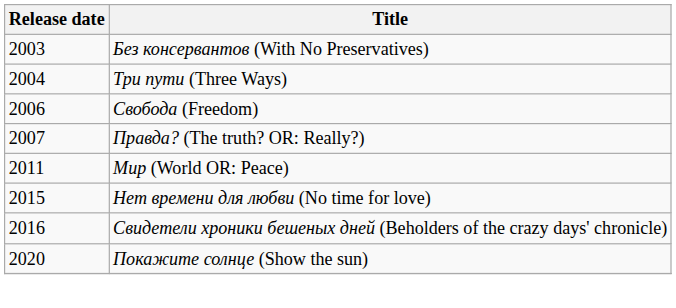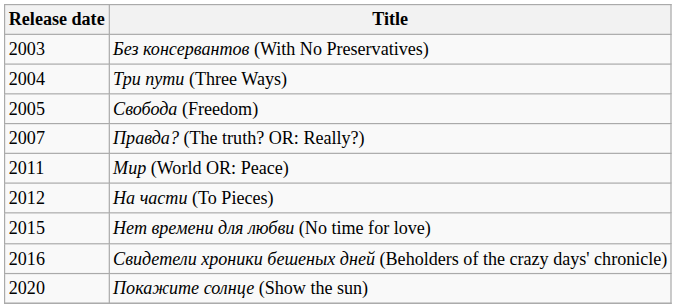(27, 109) 2006 -> (27, 109) 2005
+ row: (193, 198)
